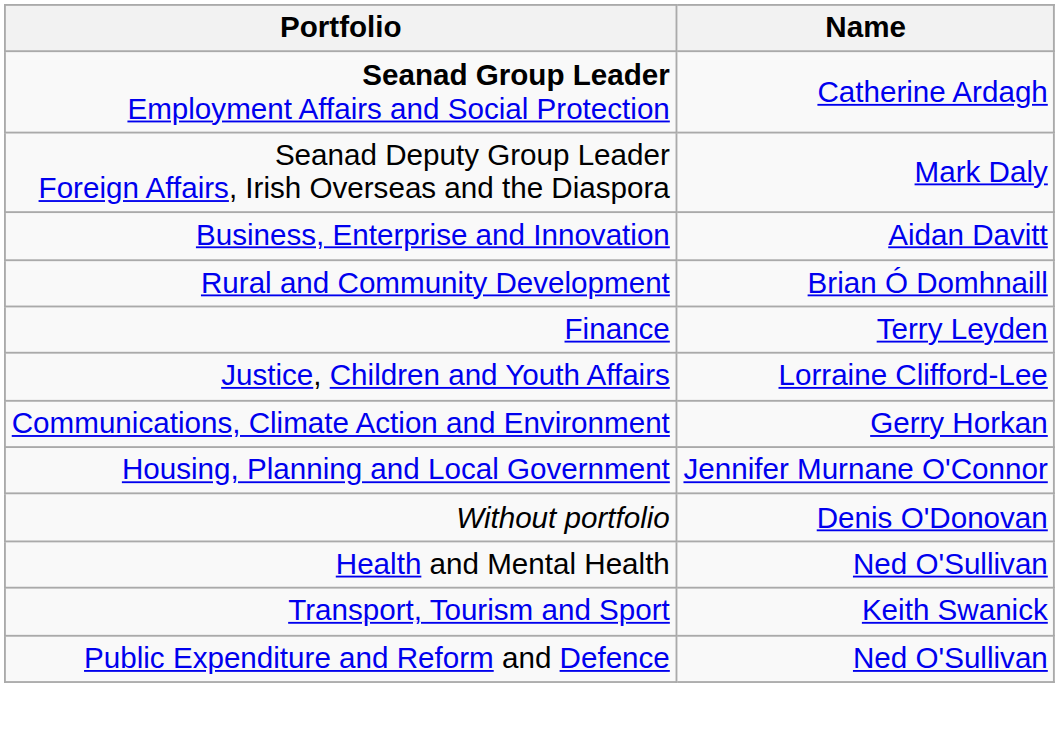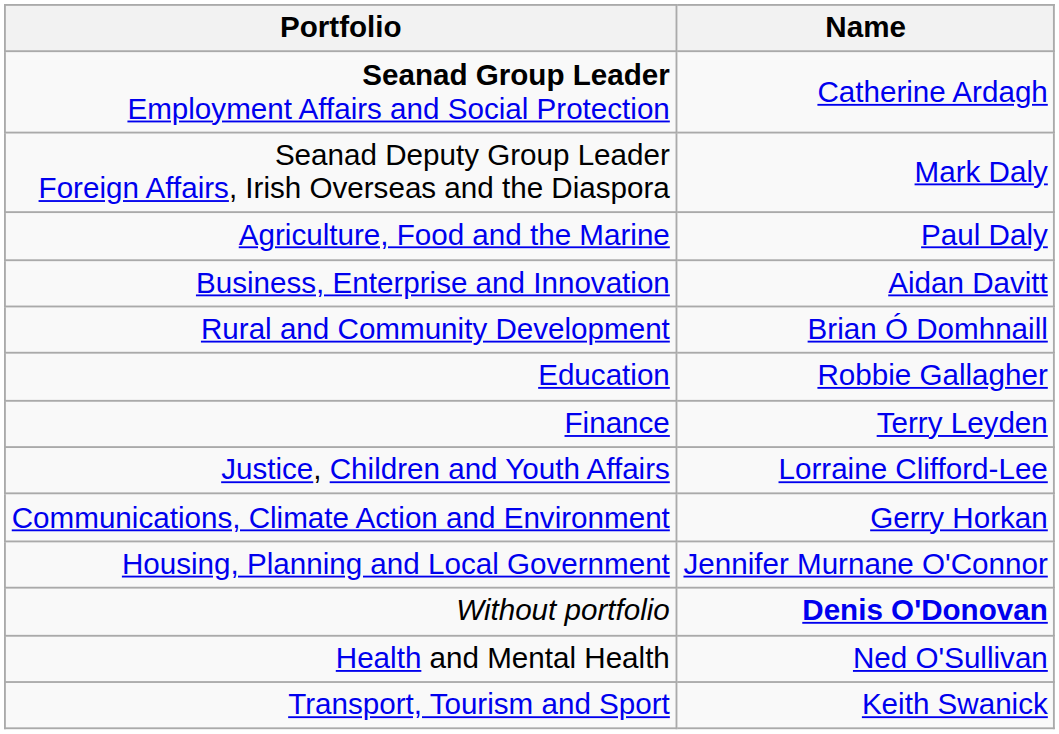+ row: (454, 235)
+ row: (604, 376)
(932, 517) normal -> (925, 610) bold
- row: (377, 657)
